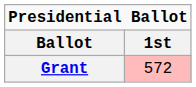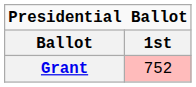(158, 69) 572 -> (158, 69) 752
